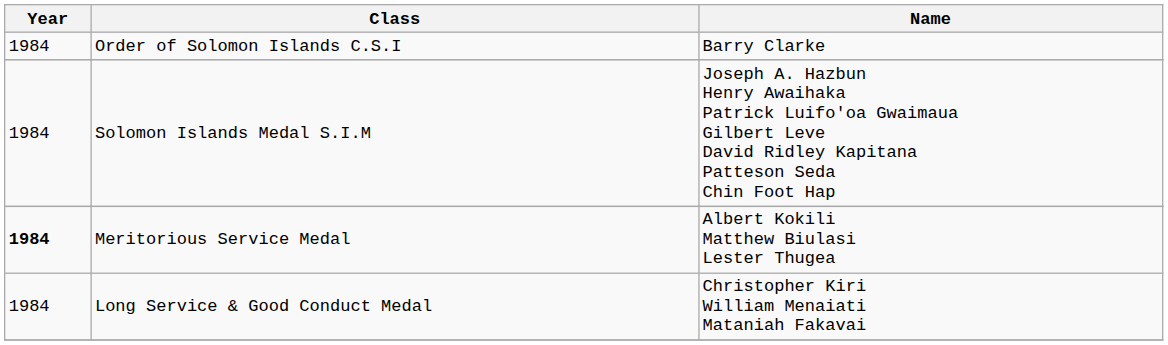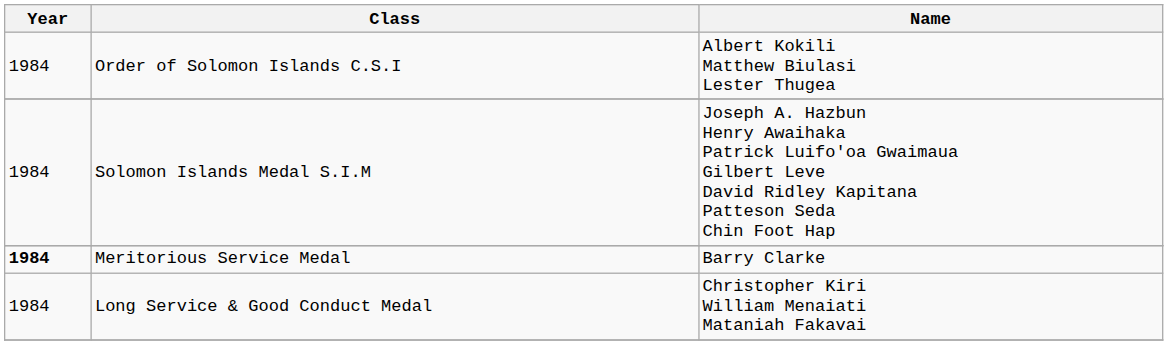(764, 46) Barry Clarke -> (779, 66) Albert Kokili Matthew Biulasi Lester Thugea
(779, 239) Albert Kokili Matthew Biulasi Lester Thugea -> (764, 259) Barry Clarke
